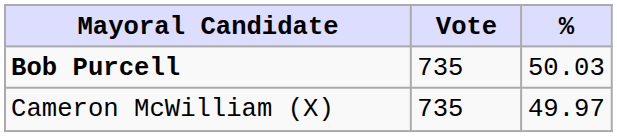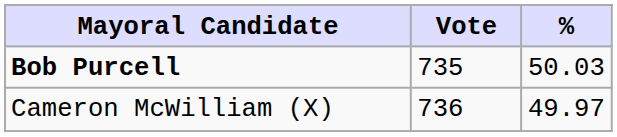(440, 109) 735 -> (440, 109) 736
